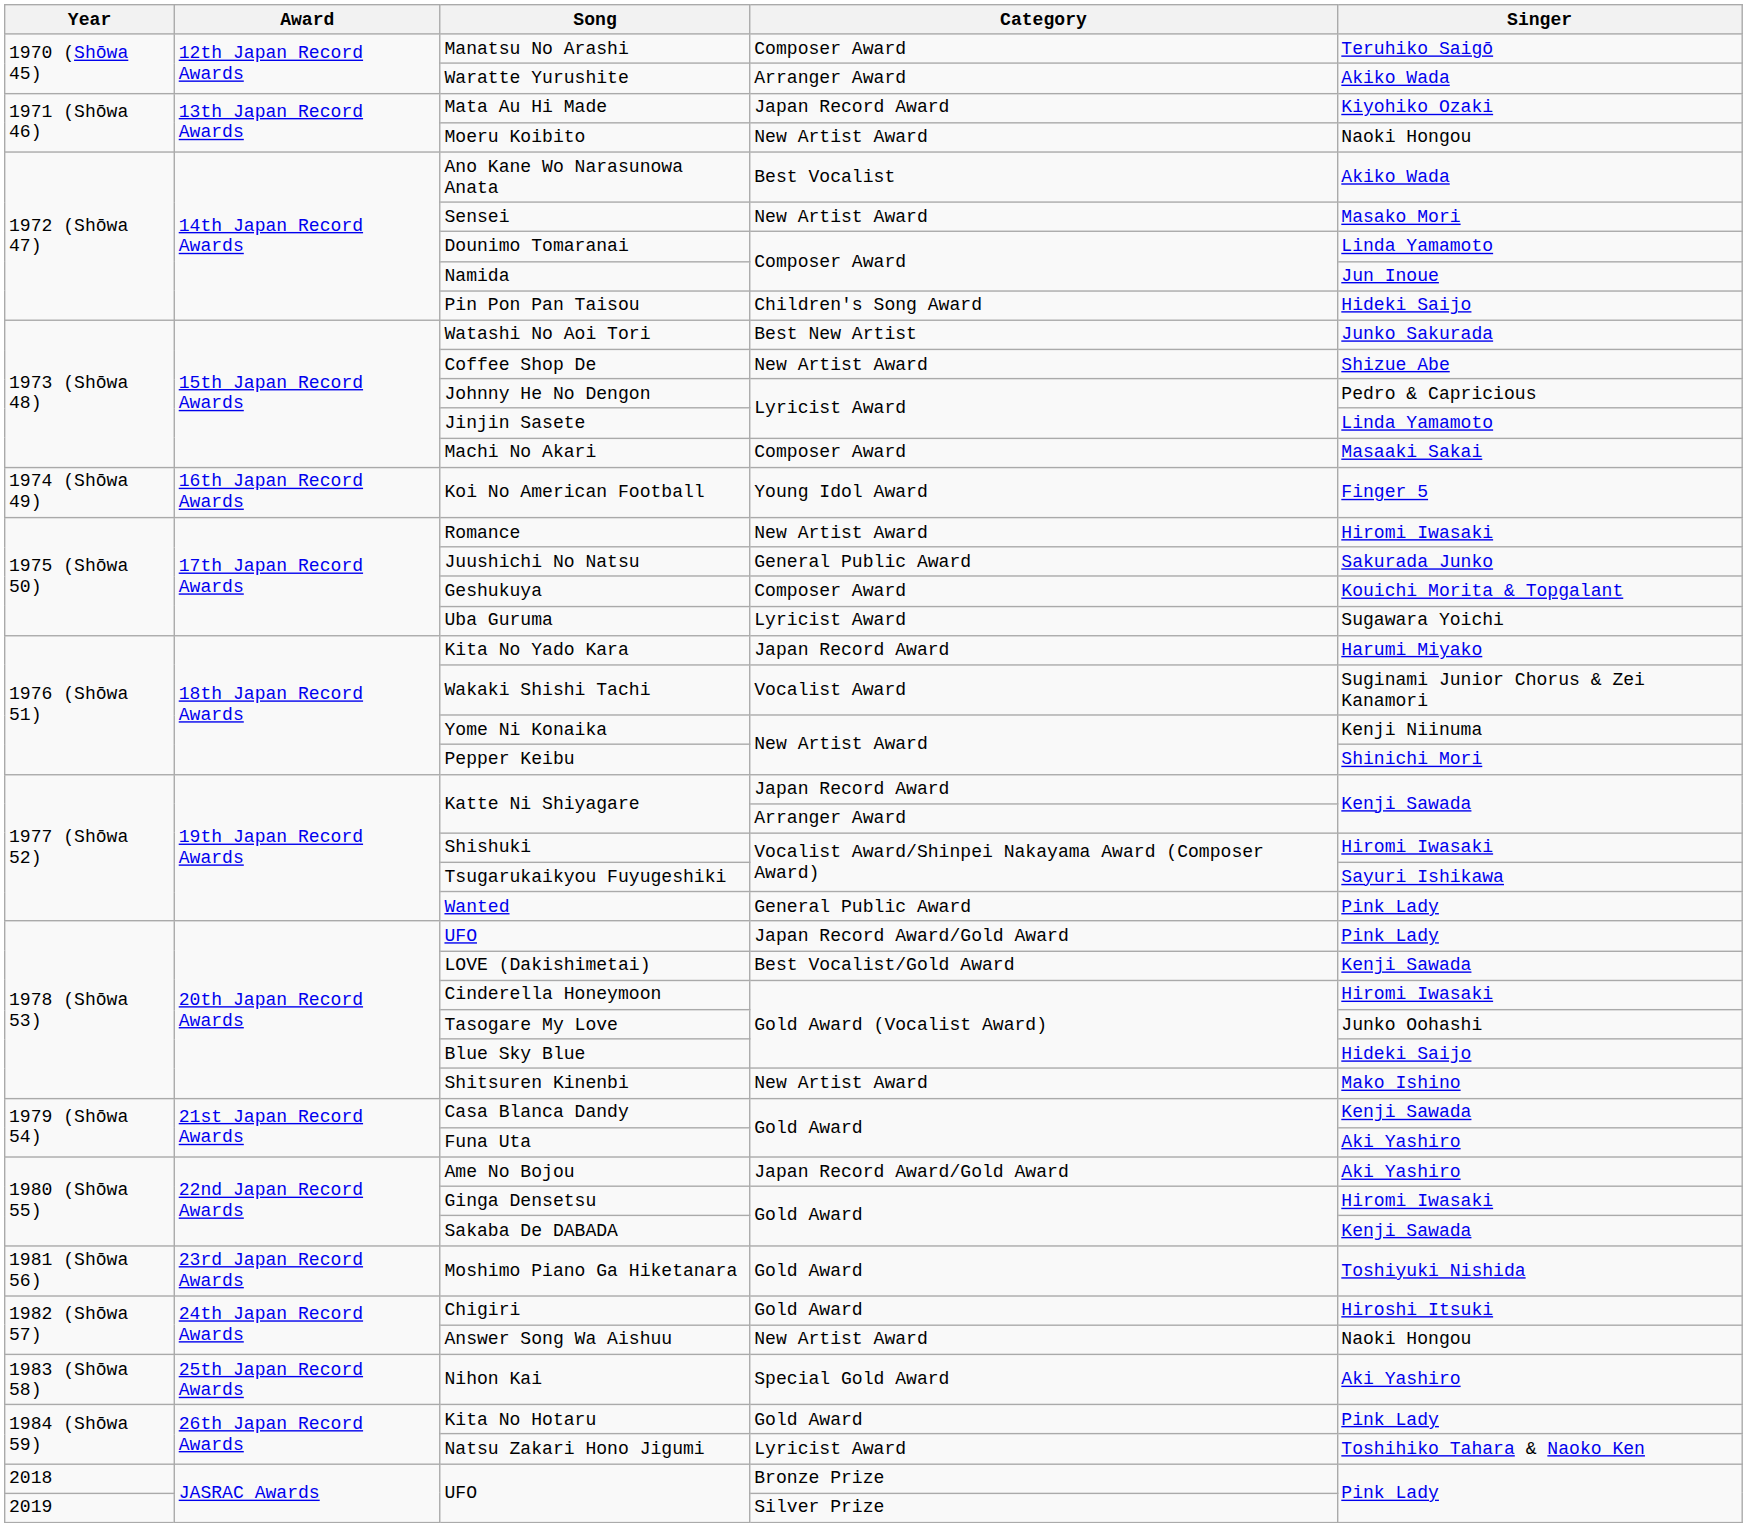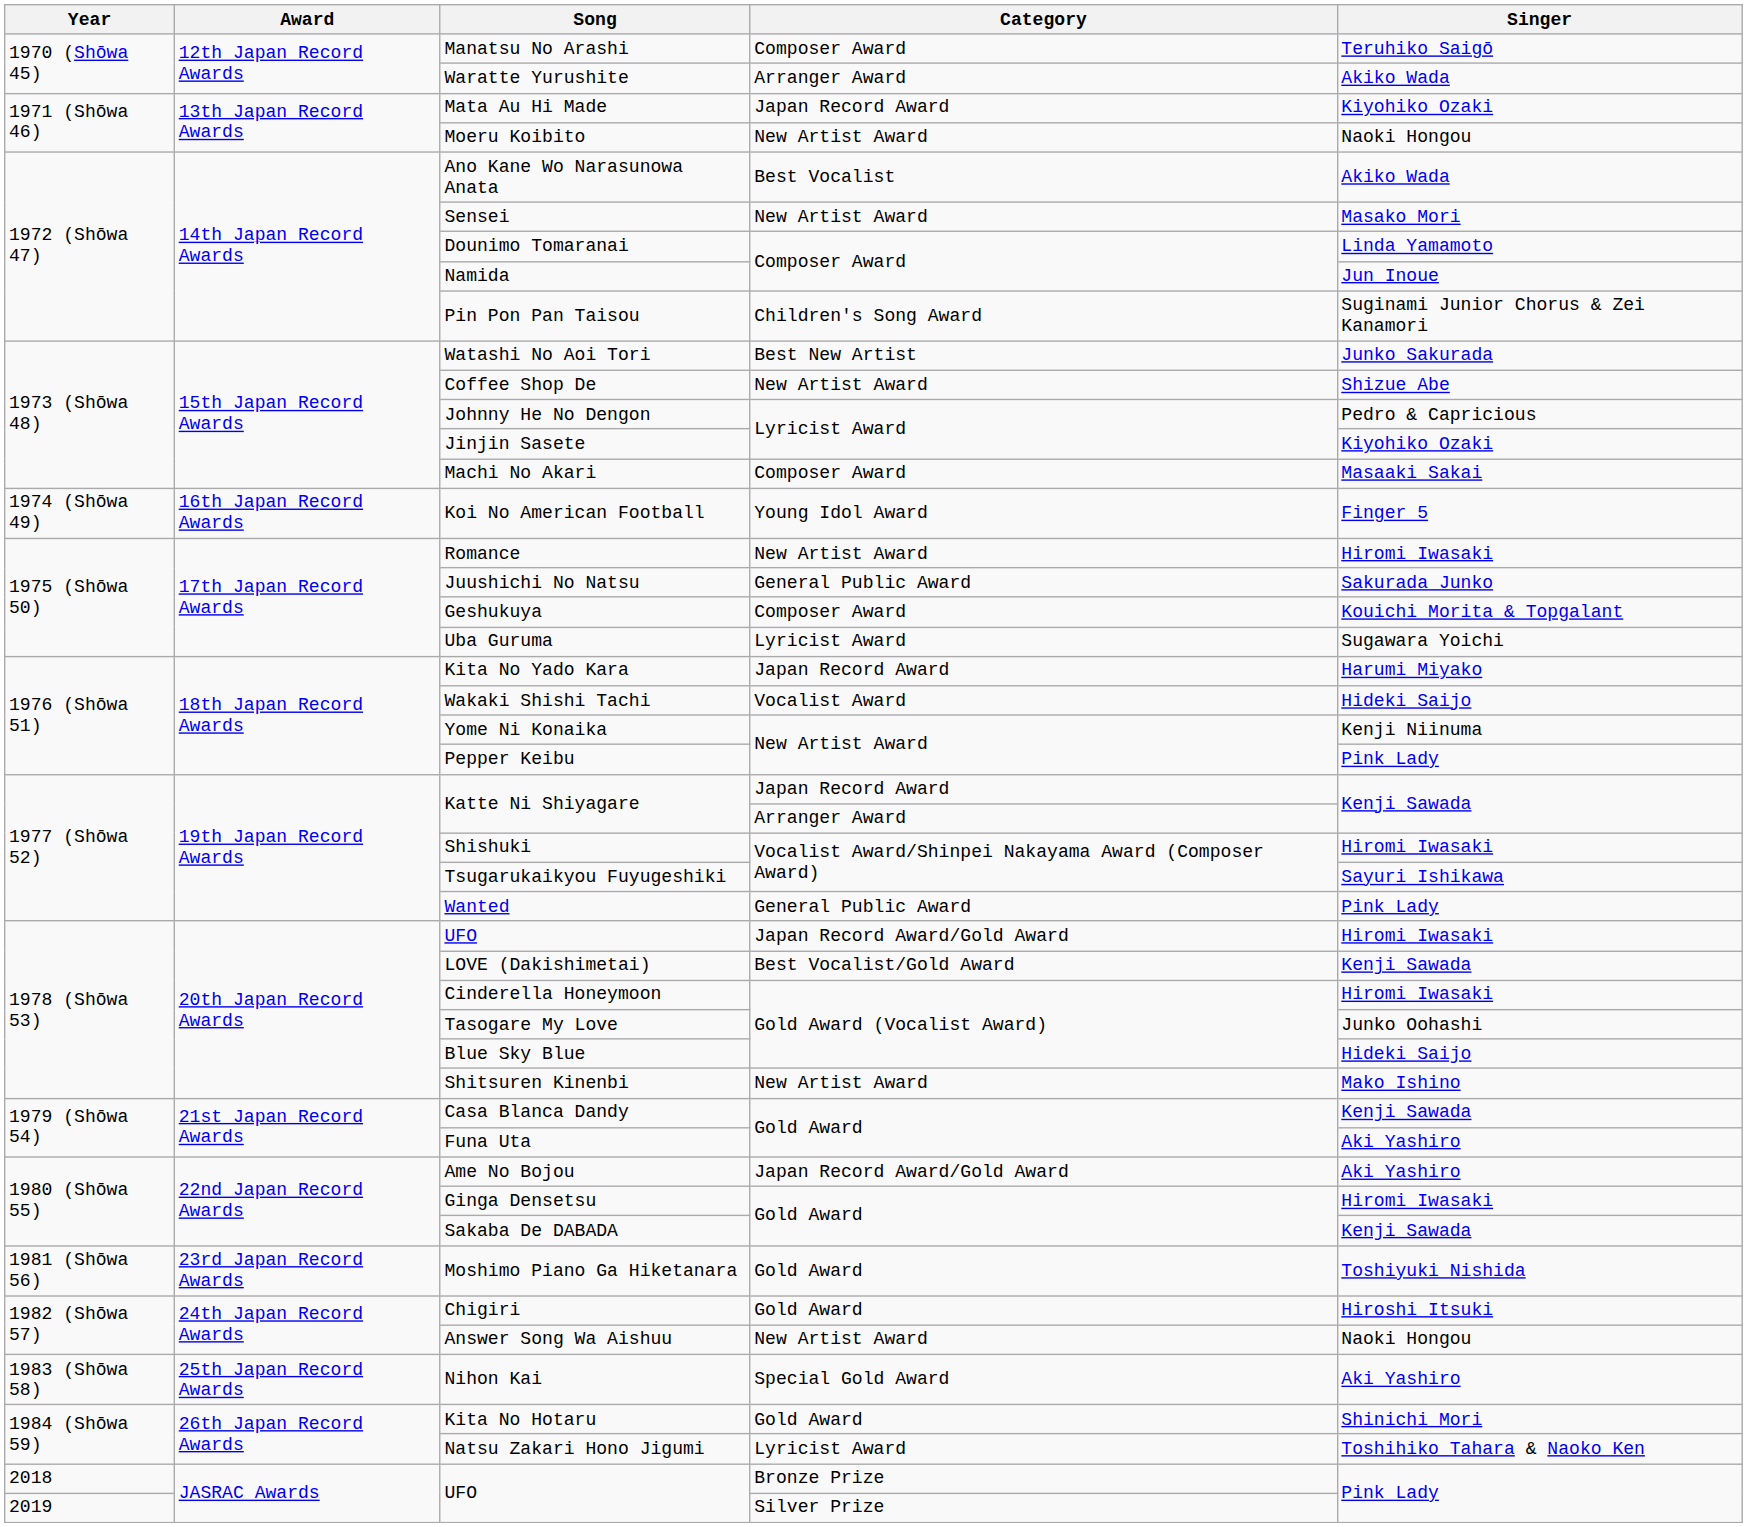(1406, 305) Hideki Saijo -> (1493, 316) Suginami Junior Chorus & Zei Kanamori
(1417, 423) Linda Yamamoto -> (1417, 444) Kiyohiko Ozaki
(1493, 690) Suginami Junior Chorus & Zei Kanamori -> (1406, 700) Hideki Saijo
(1412, 759) Shinichi Mori -> (1390, 759) Pink Lady
(1390, 936) Pink Lady -> (1417, 936) Hiromi Iwasaki
(1390, 1419) Pink Lady -> (1412, 1419) Shinichi Mori
